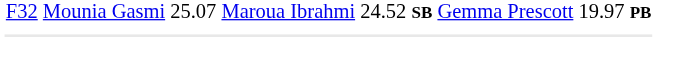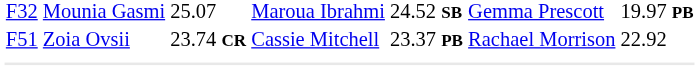+ row: (22, 39)
